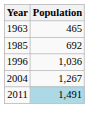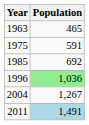+ row: (17, 45)
(70, 62) no background -> (70, 78) lightgreen background
